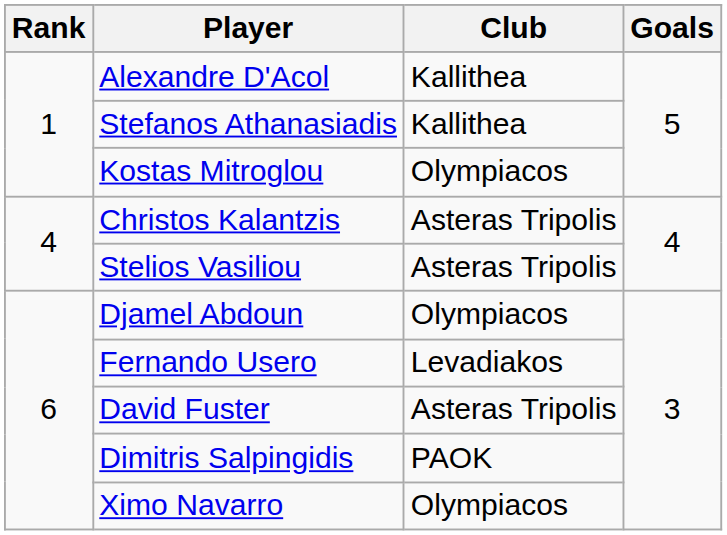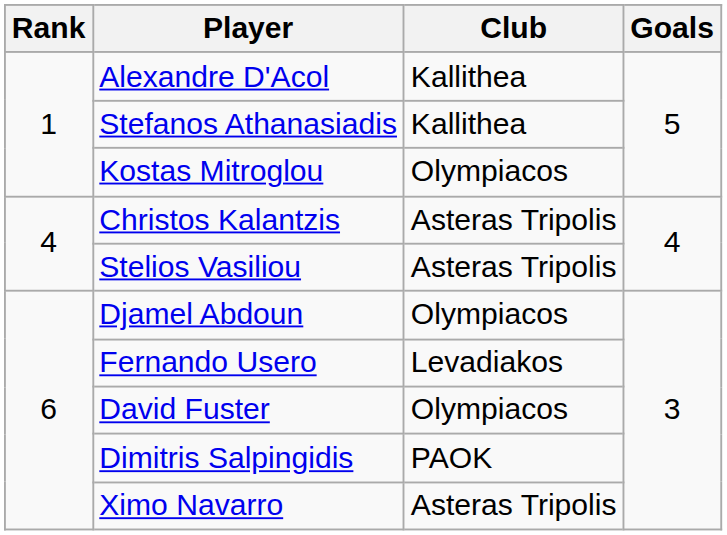(514, 409) Asteras Tripolis -> (489, 409) Olympiacos
(489, 505) Olympiacos -> (514, 505) Asteras Tripolis
